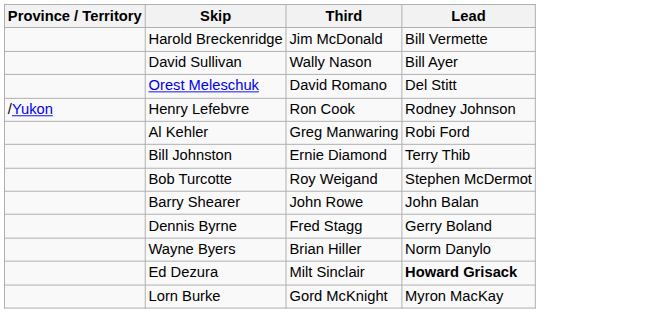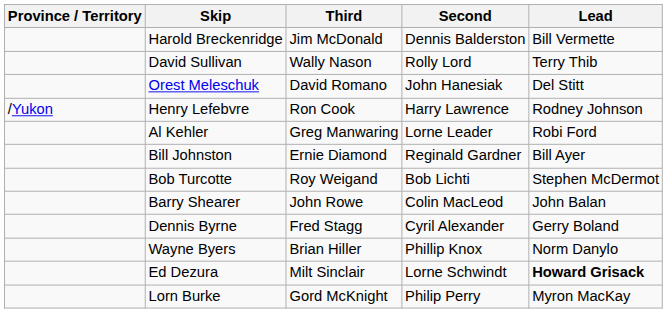+ column: (465, 16)
(432, 62) Bill Ayer -> (565, 62) Terry Thib
(438, 156) Terry Thib -> (559, 156) Bill Ayer
